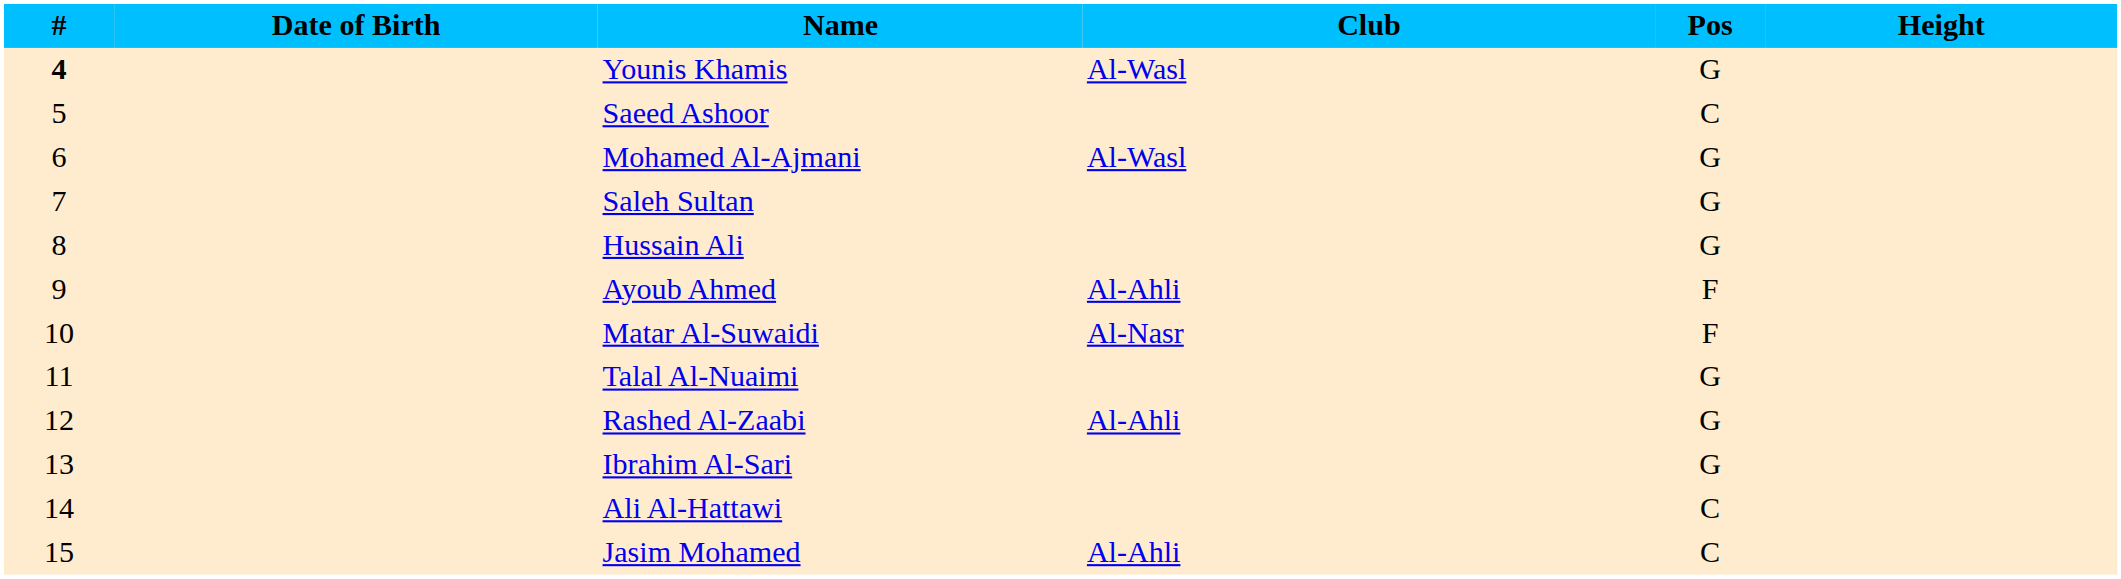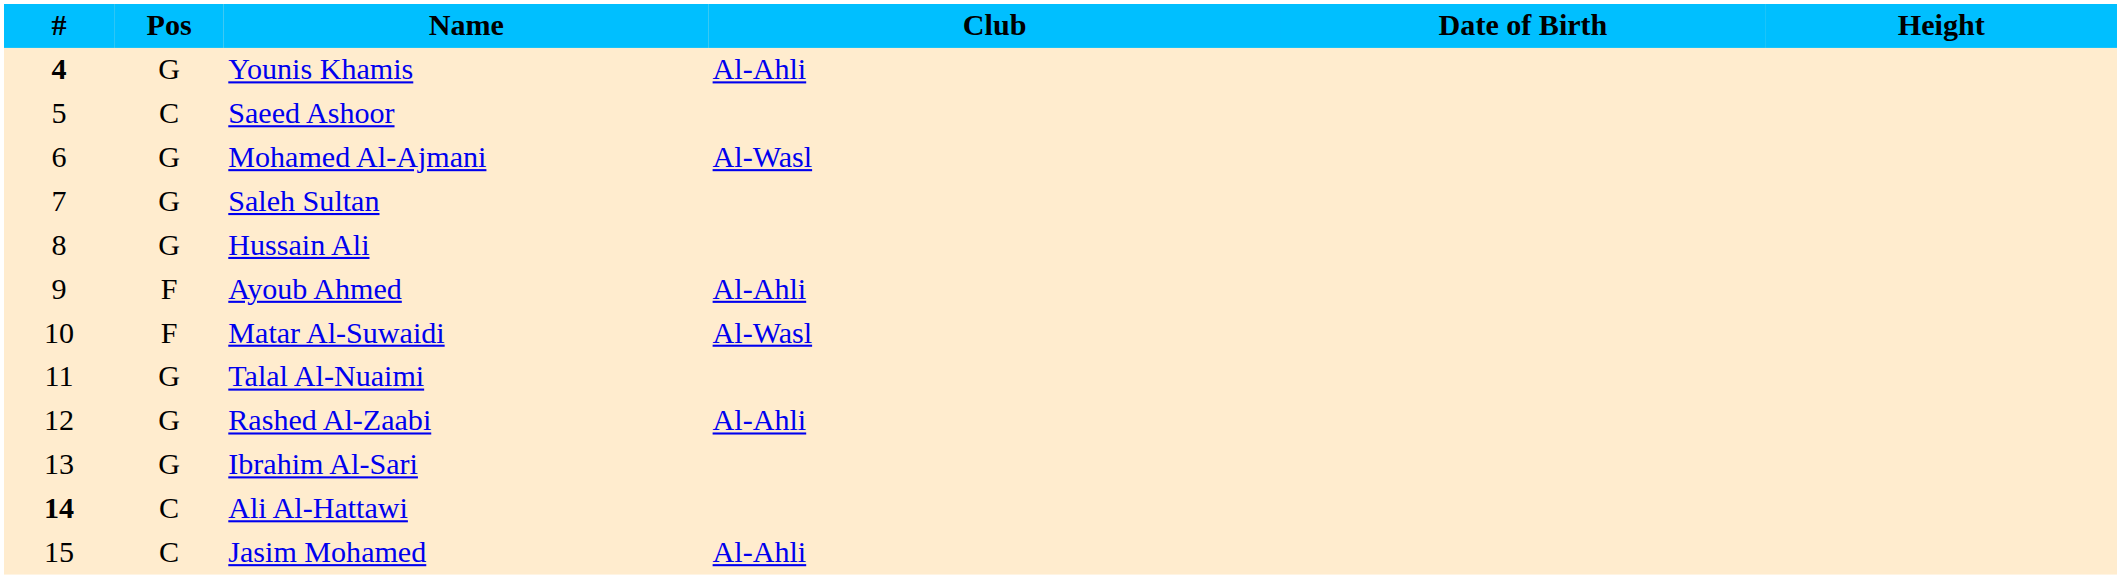columns swapped: (1710, 25) <-> (356, 25)
(1137, 69) Al-Wasl -> (759, 69) Al-Ahli
(1135, 332) Al-Nasr -> (762, 332) Al-Wasl
(59, 508) normal -> (59, 508) bold
